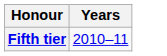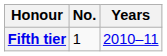+ column: (84, 16)
